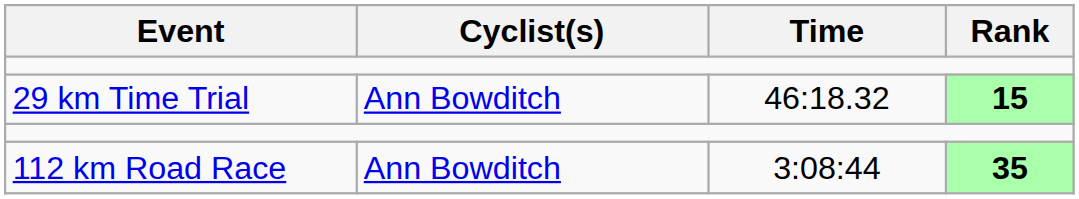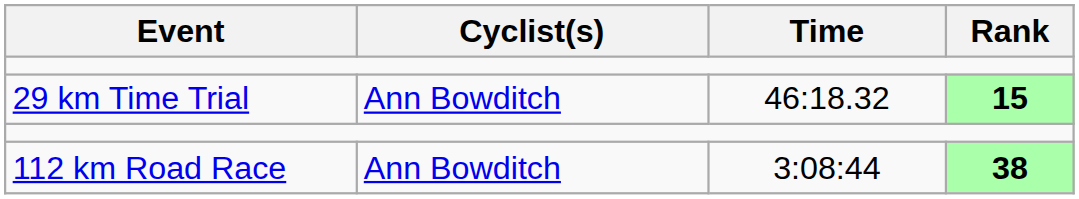(1010, 168) 35 -> (1010, 168) 38
